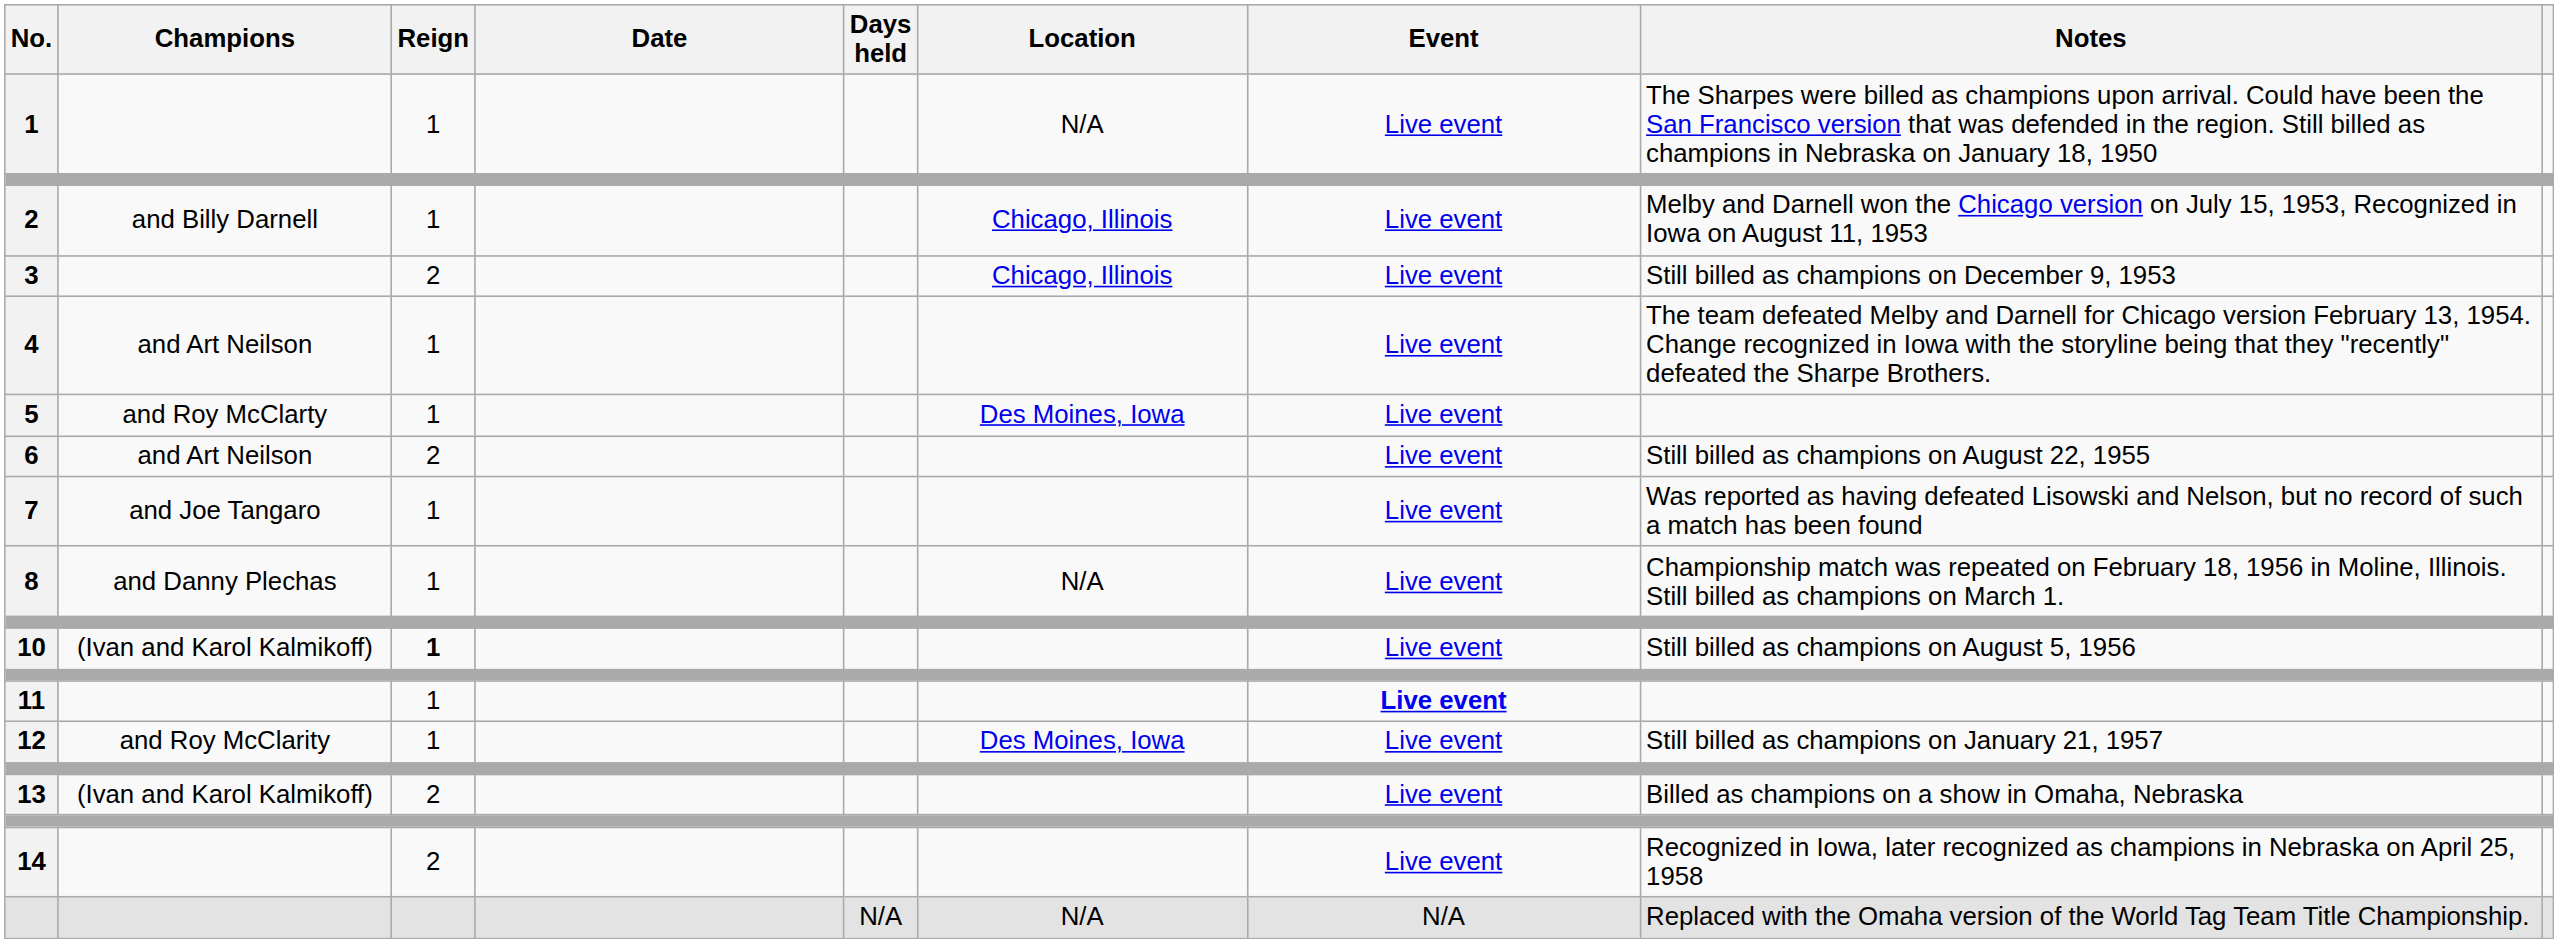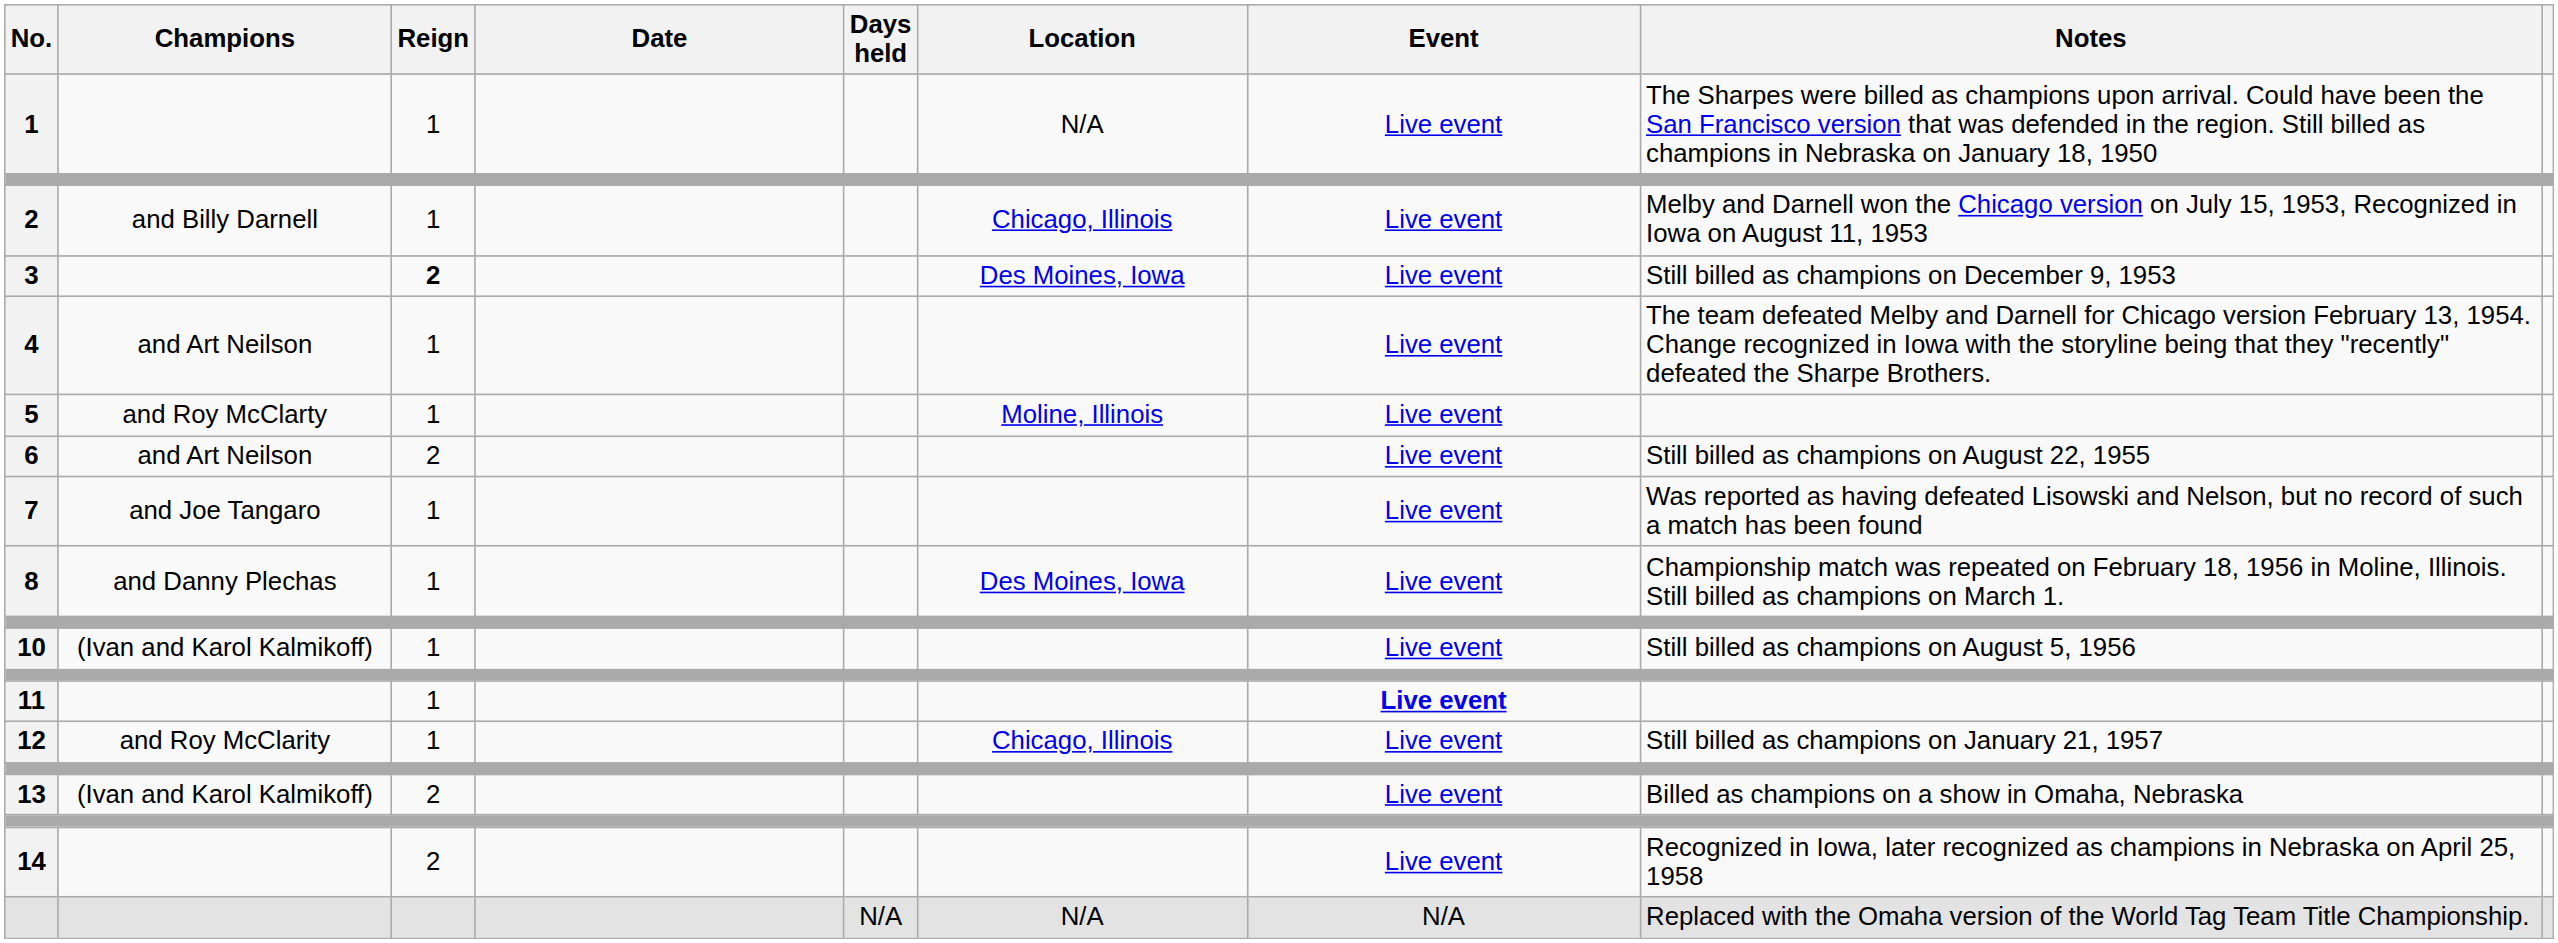(433, 275) normal -> (433, 275) bold
(1082, 275) Chicago, Illinois -> (1082, 275) Des Moines, Iowa
(1082, 414) Des Moines, Iowa -> (1082, 414) Moline, Illinois
(1082, 580) N/A -> (1082, 580) Des Moines, Iowa
(433, 648) bold -> (433, 648) normal
(1082, 741) Des Moines, Iowa -> (1082, 741) Chicago, Illinois
